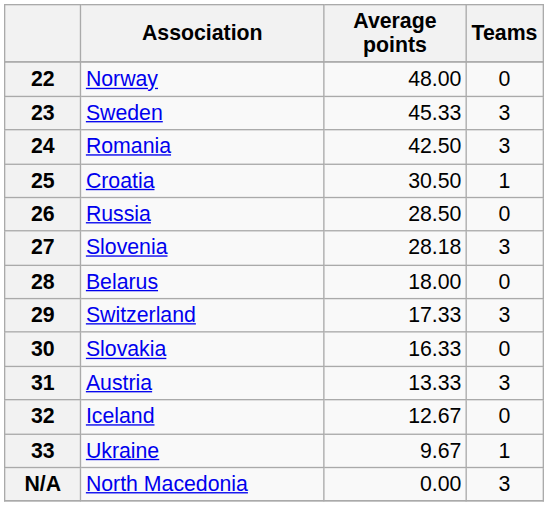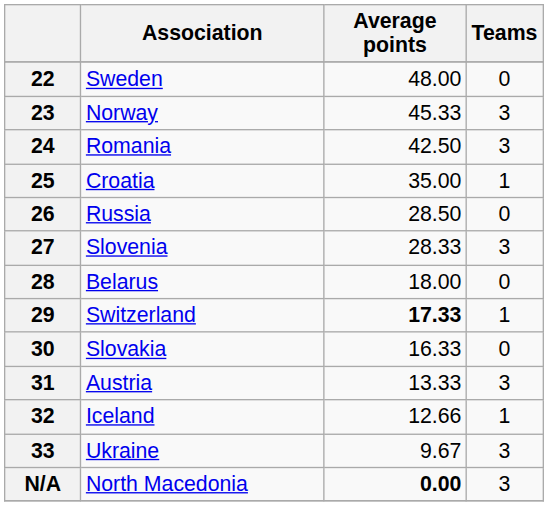(122, 79) Norway -> (124, 79) Sweden
(124, 112) Sweden -> (122, 112) Norway
(435, 180) 30.50 -> (435, 180) 35.00
(435, 247) 28.18 -> (435, 247) 28.33
(435, 315) normal -> (435, 315) bold
(504, 315) 3 -> (504, 315) 1
(435, 416) 12.67 -> (435, 416) 12.66
(504, 416) 0 -> (504, 416) 1
(504, 450) 1 -> (504, 450) 3
(441, 484) normal -> (441, 484) bold
